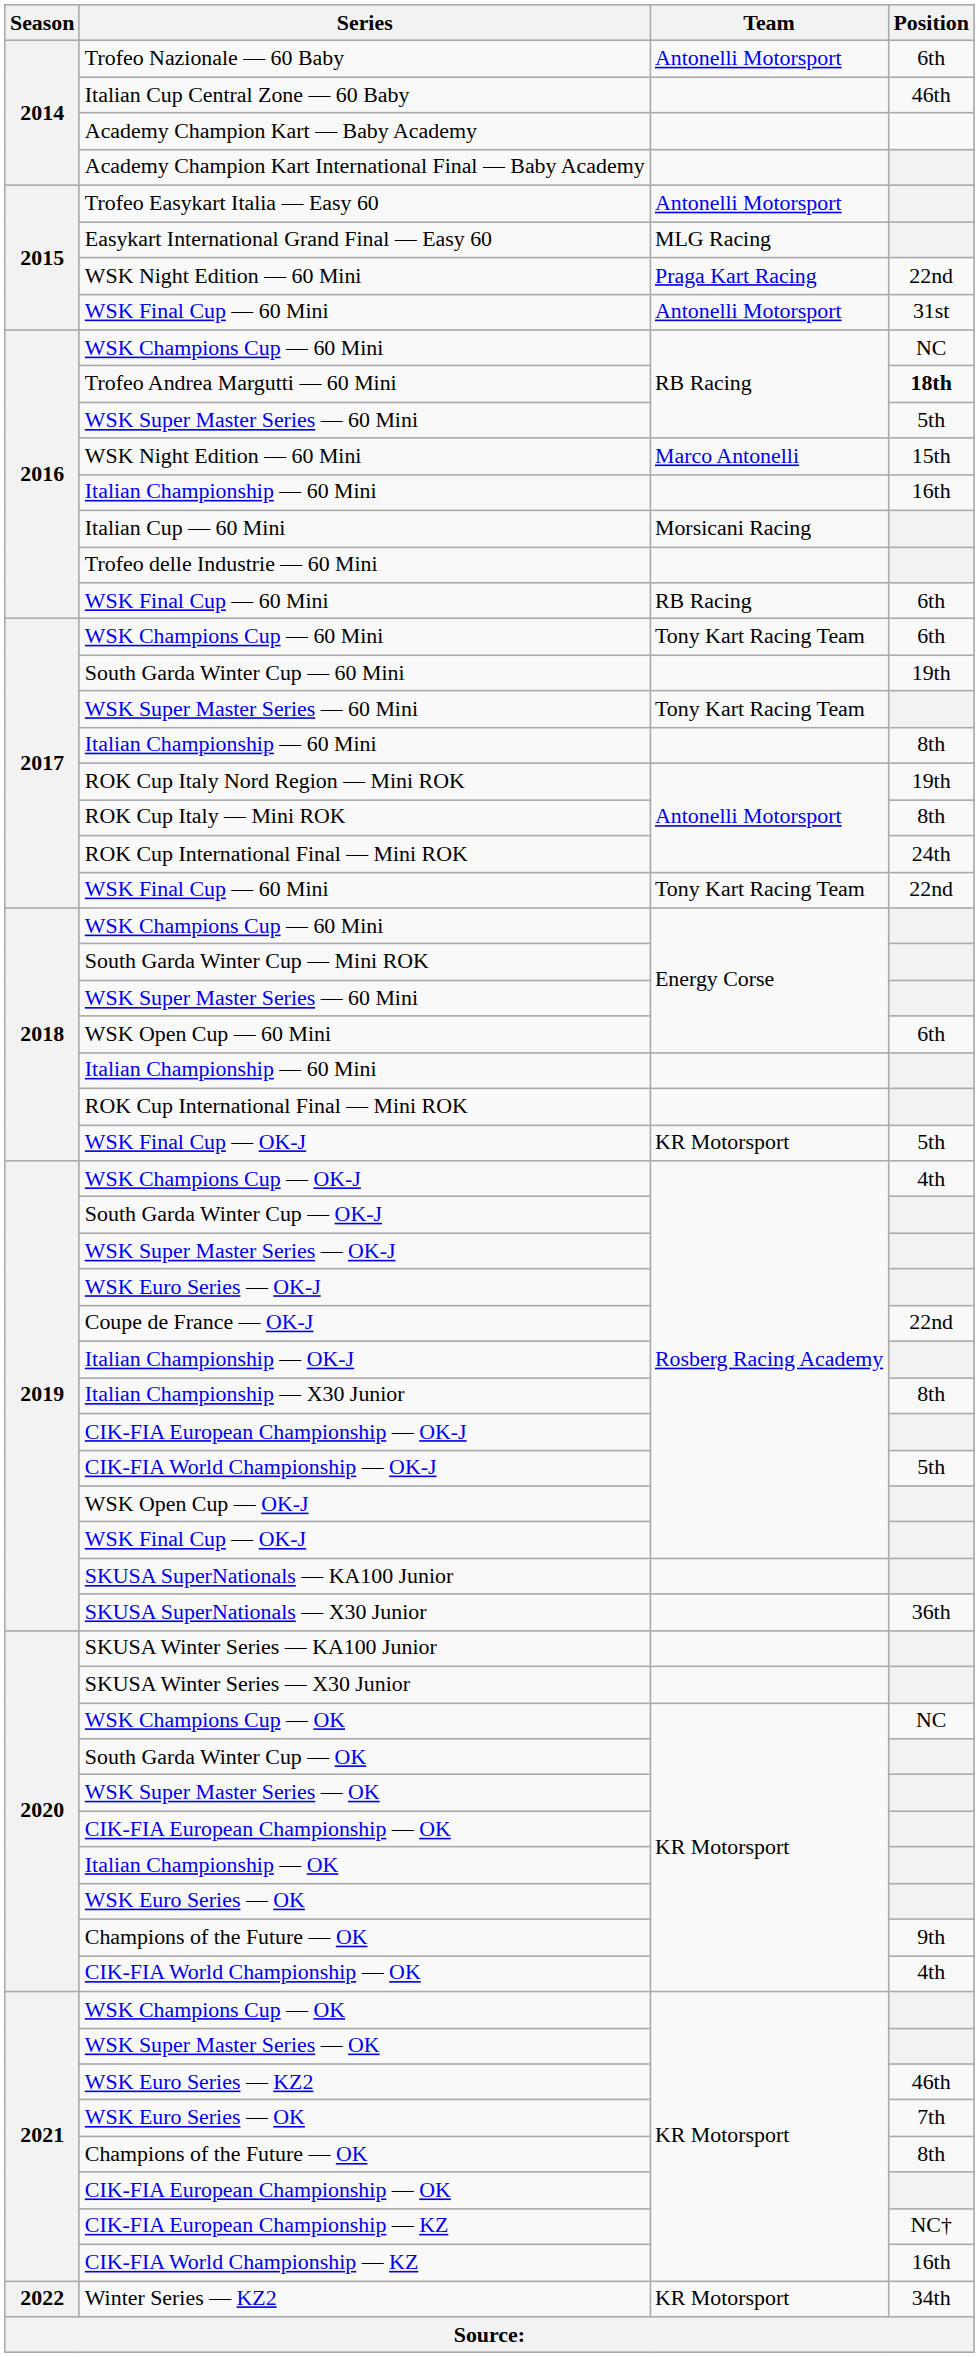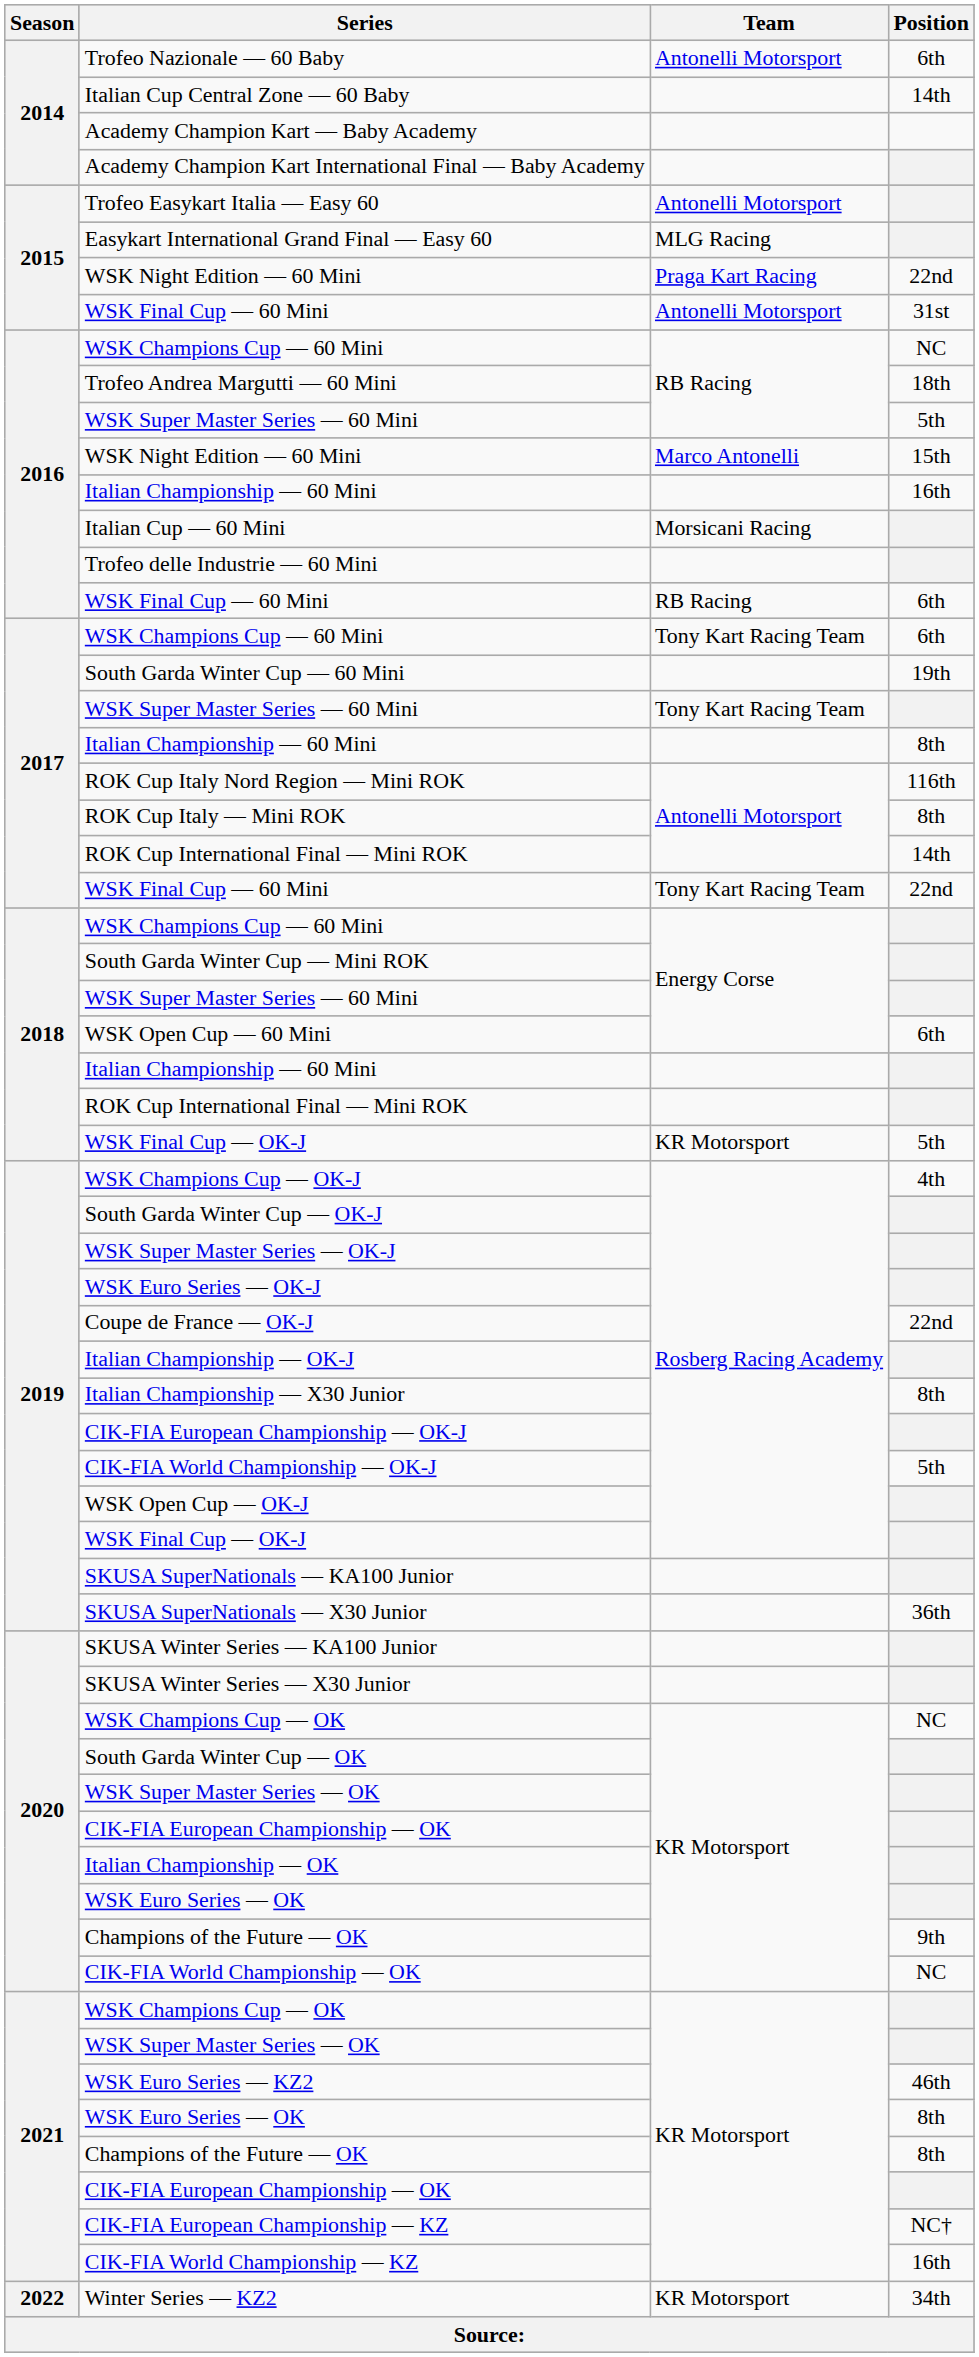(931, 94) 46th -> (931, 94) 14th
(931, 383) bold -> (931, 383) normal
(931, 780) 19th -> (931, 780) 116th
(931, 853) 24th -> (931, 853) 14th
(931, 1972) 4th -> (931, 1972) NC
(931, 2117) 7th -> (931, 2117) 8th
